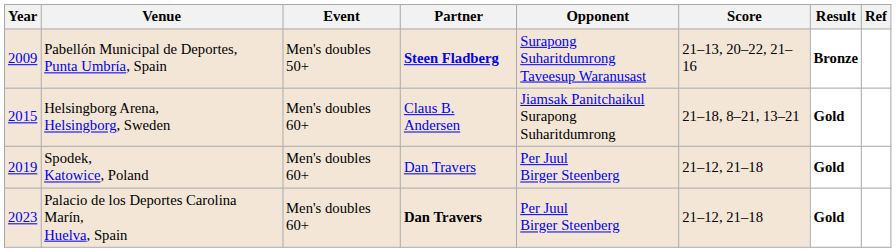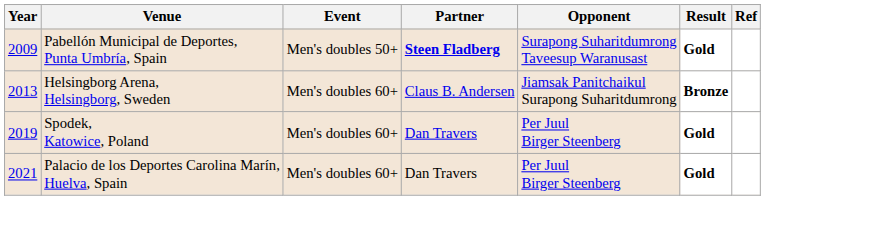- column: (744, 17)
(836, 58) Bronze -> (699, 49) Gold
(23, 117) 2015 -> (23, 91) 2013
(829, 117) Gold -> (706, 91) Bronze
(23, 217) 2023 -> (23, 174) 2021
(443, 217) bold -> (441, 174) normal
